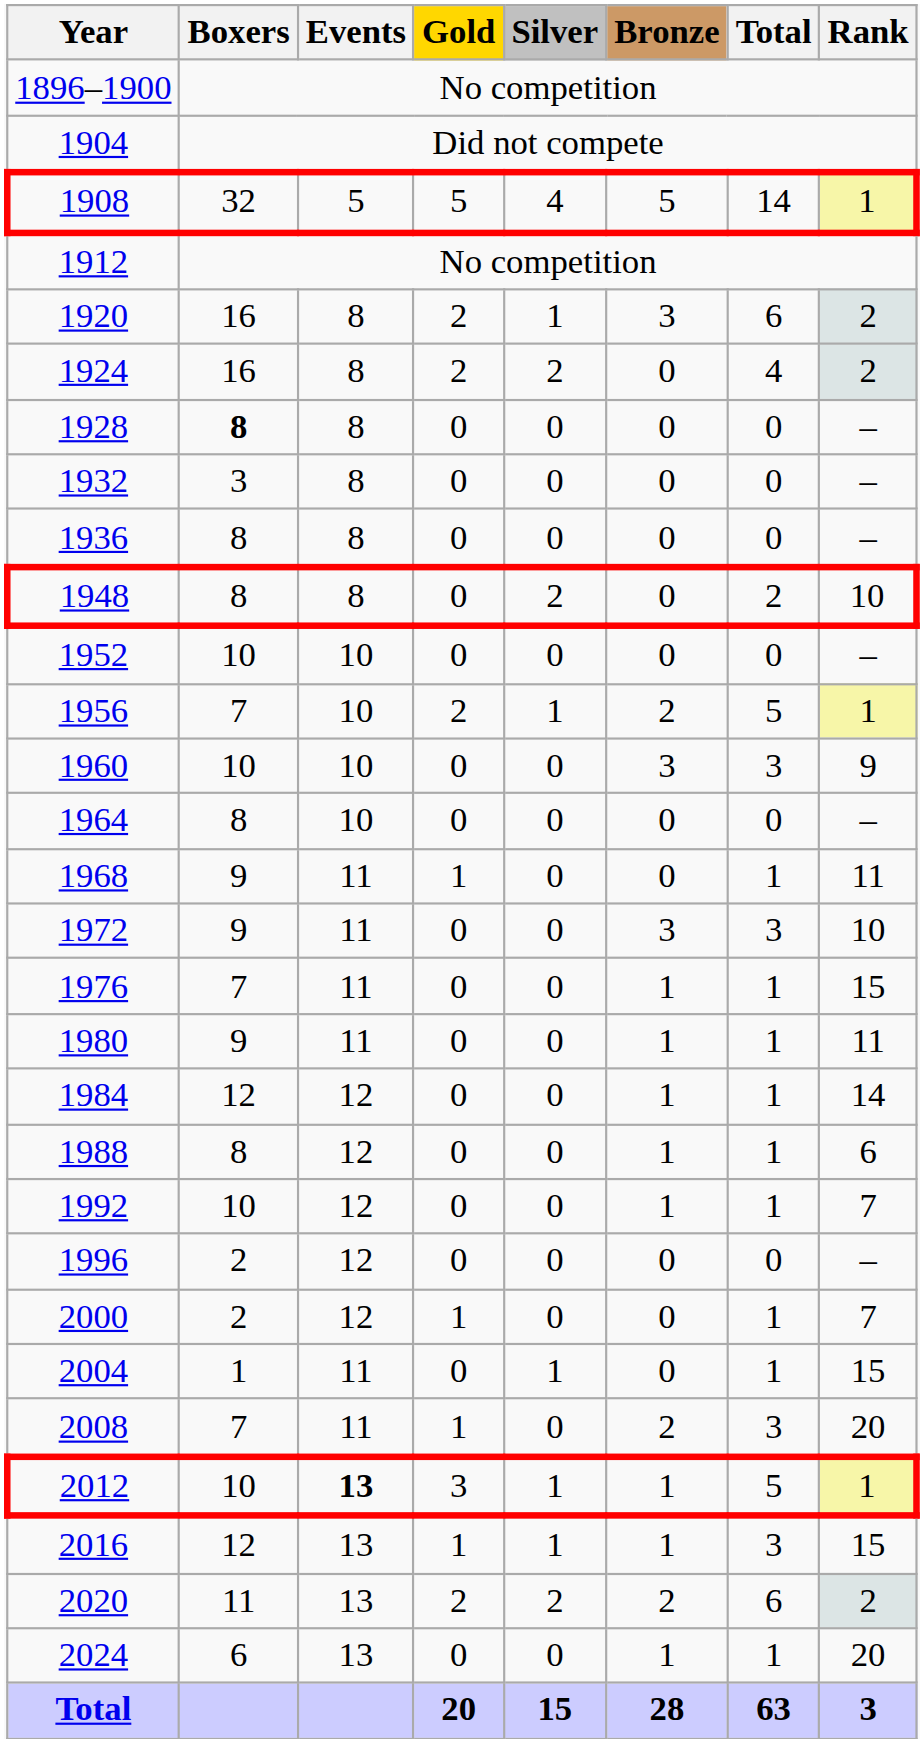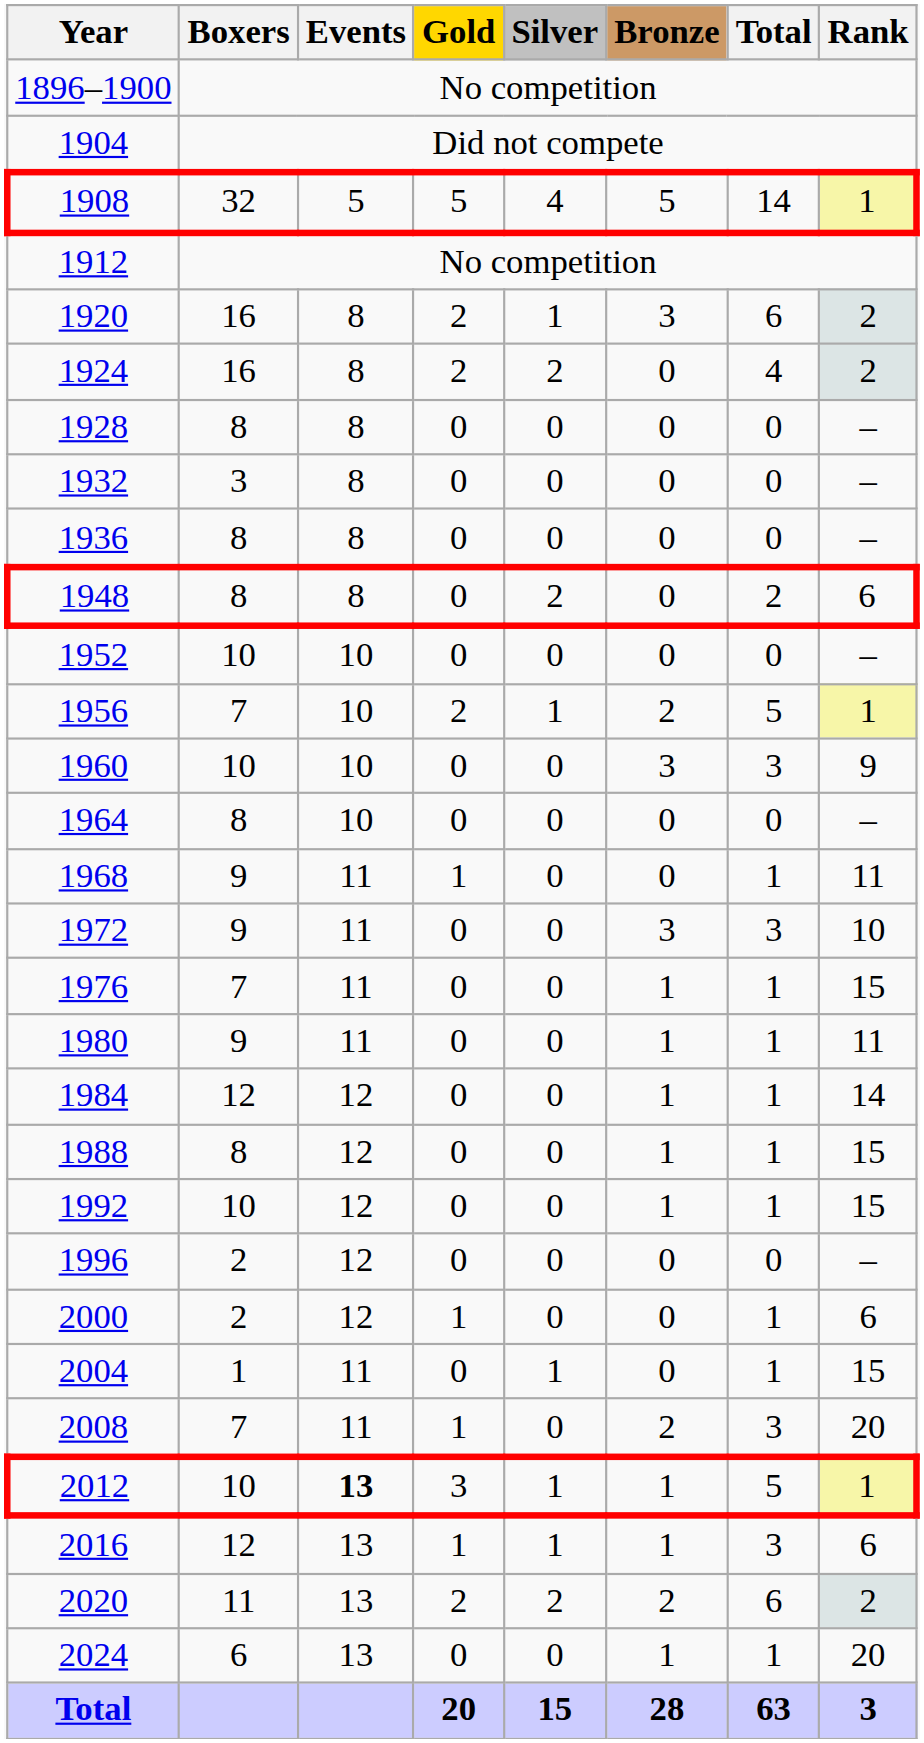(239, 426) bold -> (239, 426) normal
(867, 595) 10 -> (867, 595) 6
(868, 1150) 6 -> (868, 1150) 15
(868, 1205) 7 -> (868, 1205) 15
(868, 1315) 7 -> (868, 1315) 6
(868, 1544) 15 -> (868, 1544) 6
